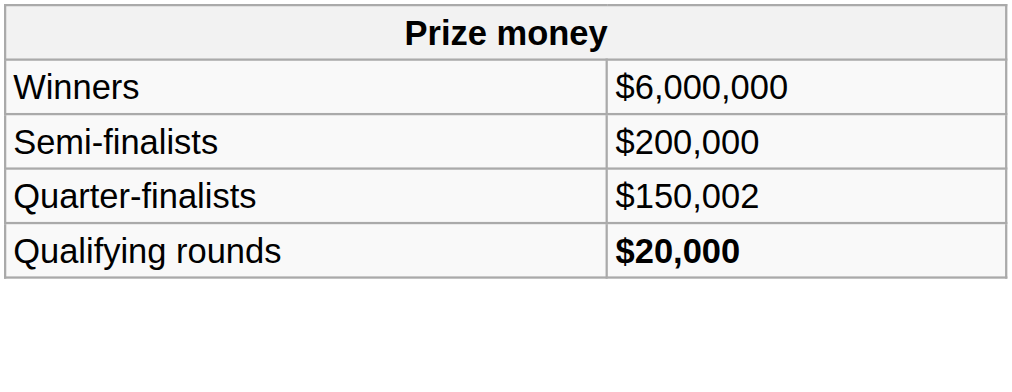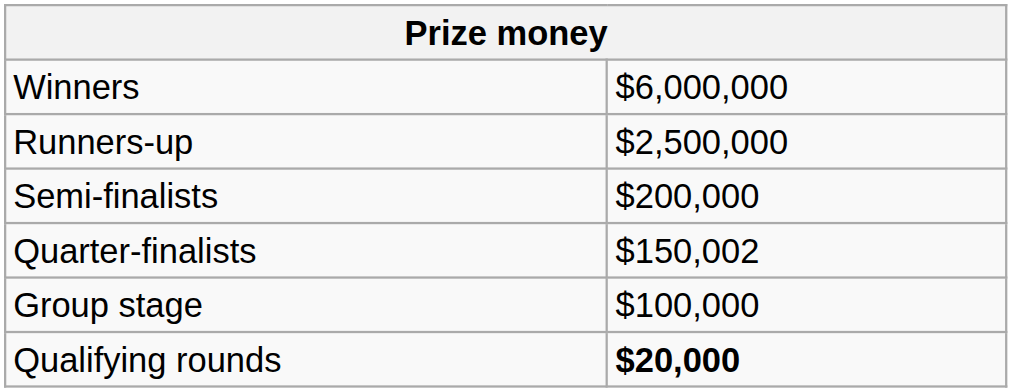+ row: (103, 142)
+ row: (108, 306)
